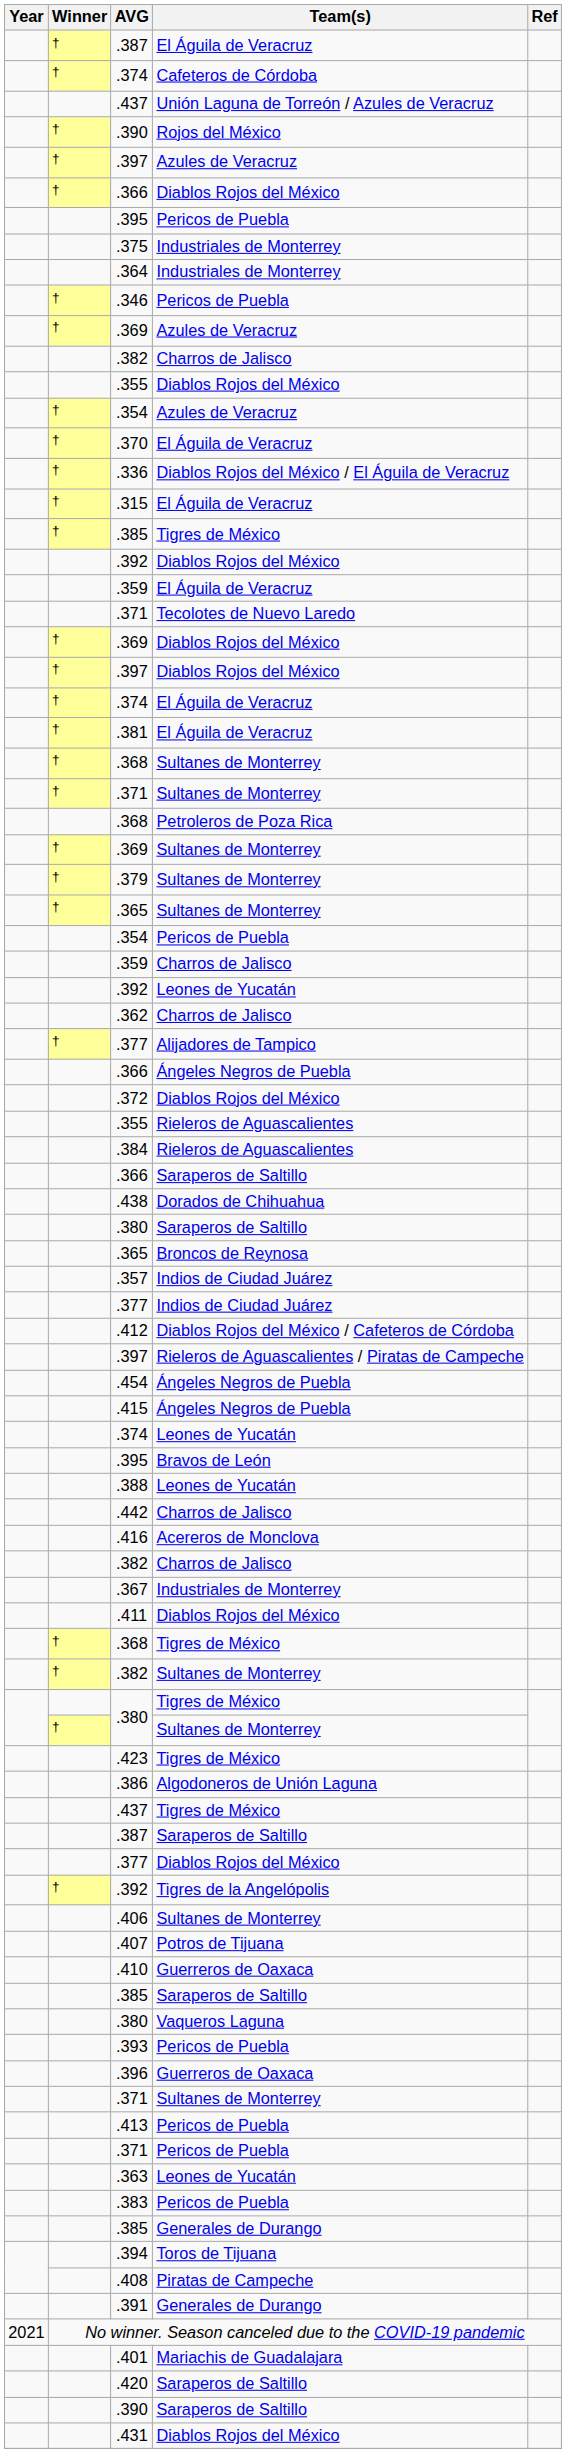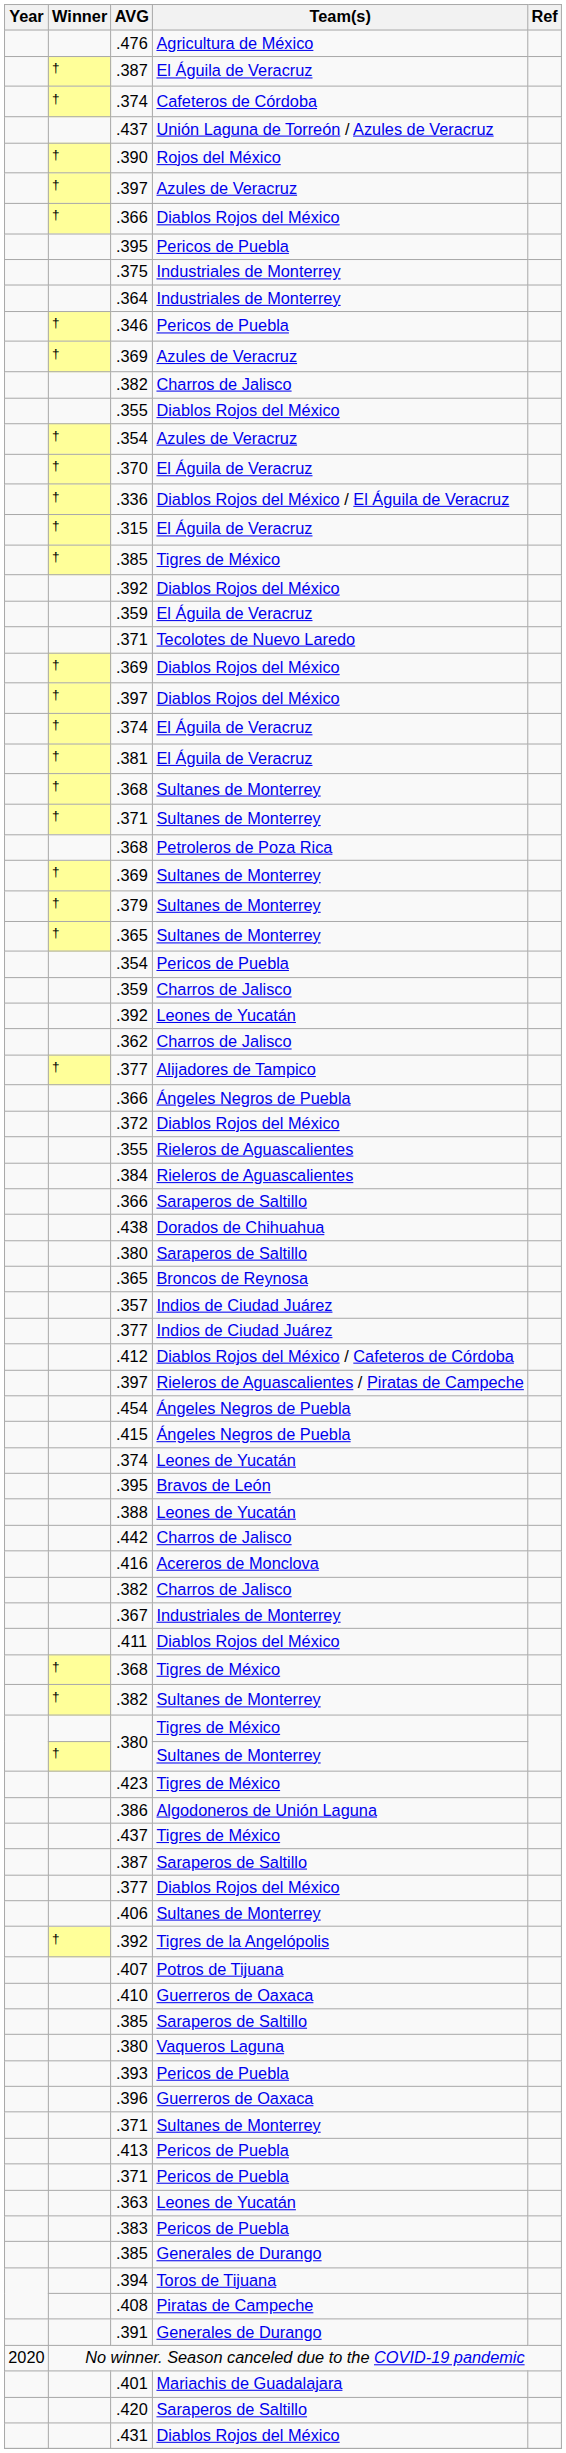+ row: (132, 43)
rows swapped: (132, 1918) <-> (132, 1890)
(26, 2332) 2021 -> (26, 2358) 2020
- row: (132, 2409)
